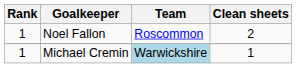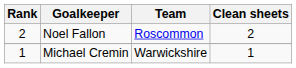(22, 33) 1 -> (22, 33) 2
(171, 53) lightblue background -> (171, 53) no background
